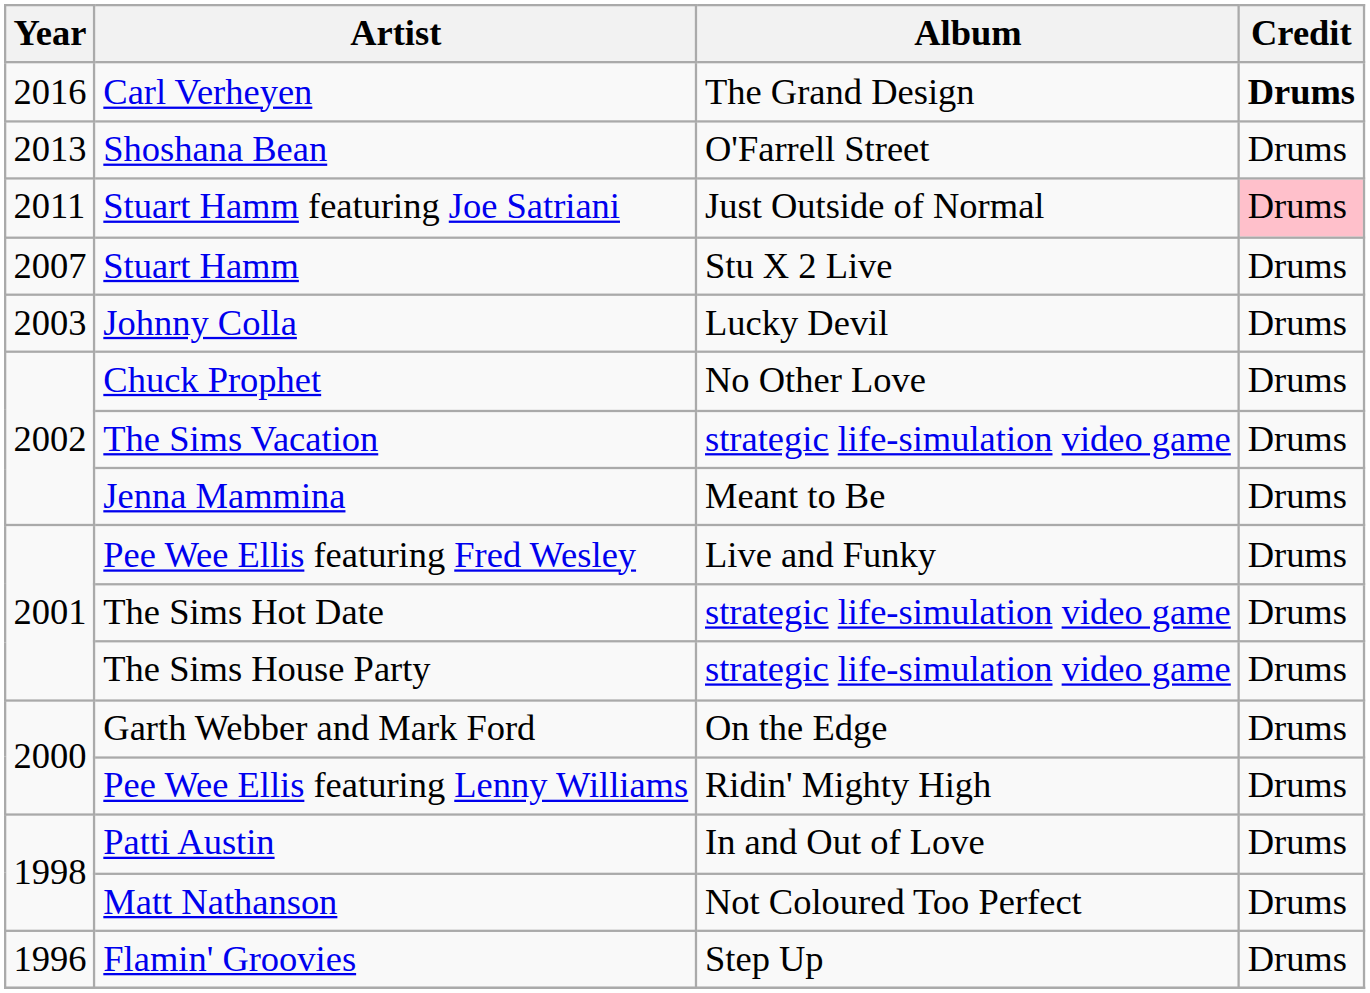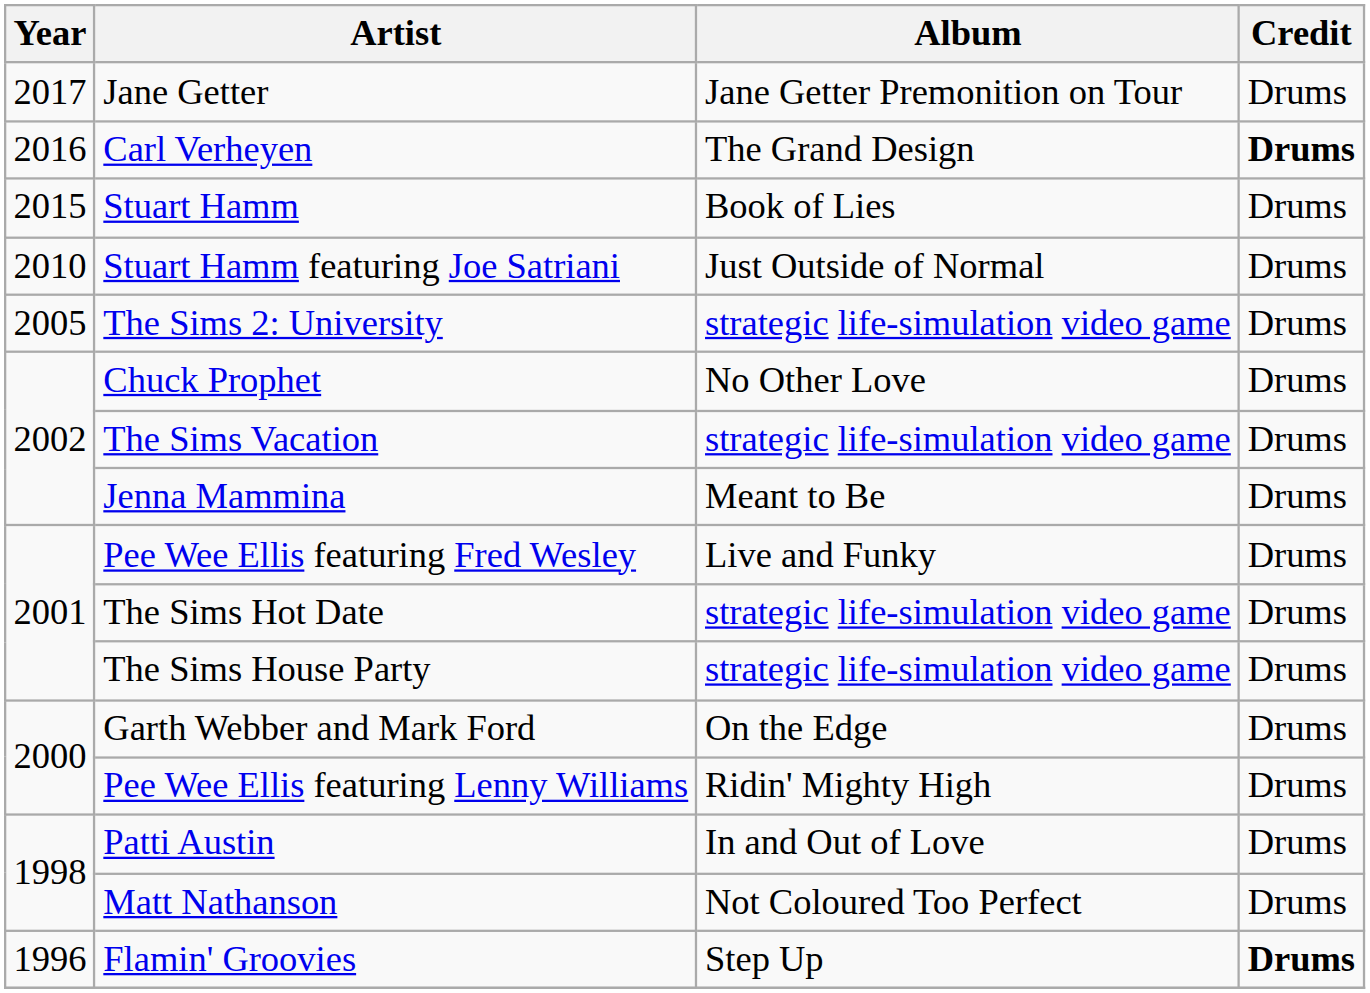+ row: (186, 91)
+ row: (201, 206)
- row: (215, 149)
(49, 206) 2011 -> (50, 264) 2010
(1297, 206) pink background -> (1297, 264) no background
- row: (201, 264)
+ row: (273, 322)
- row: (200, 322)
(1297, 959) normal -> (1301, 959) bold
